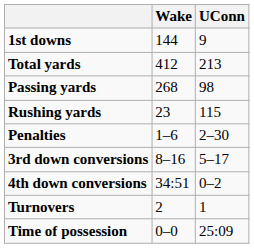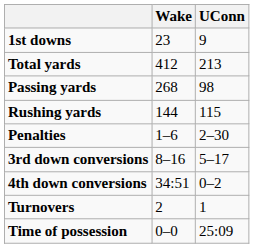(167, 40) 144 -> (163, 40) 23
(163, 111) 23 -> (167, 111) 144
